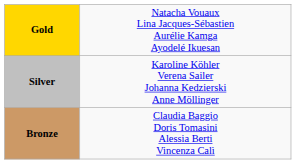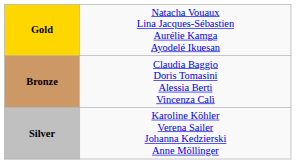rows swapped: (42, 81) <-> (42, 133)
